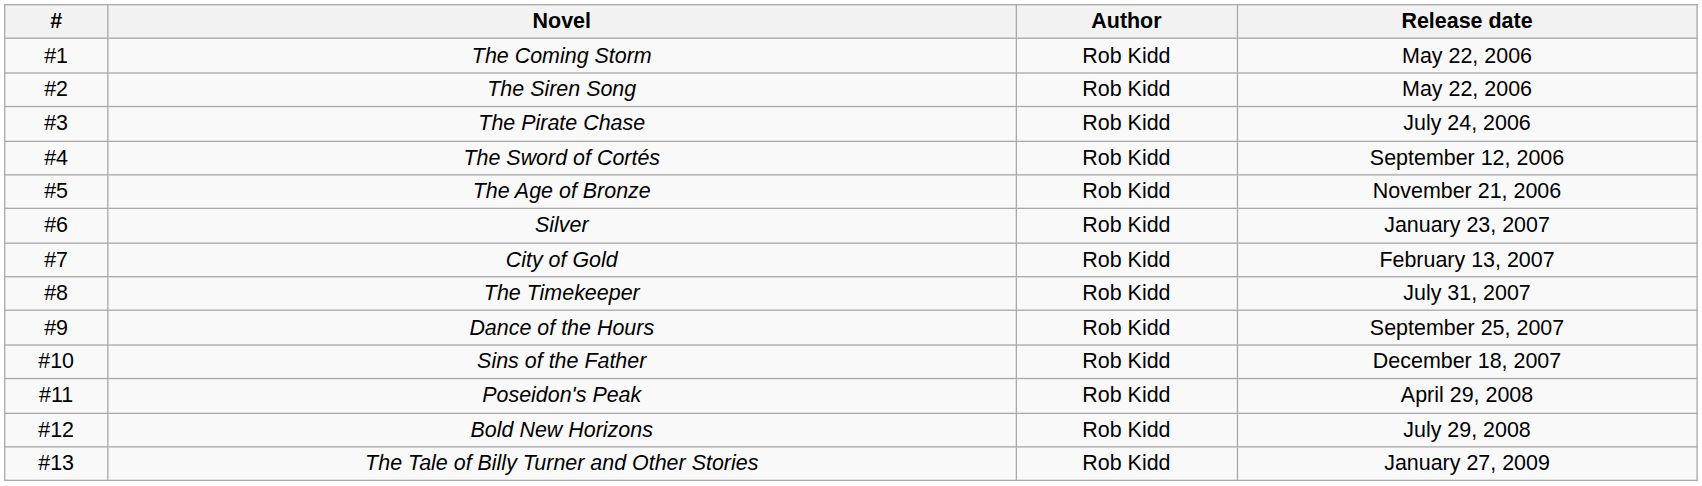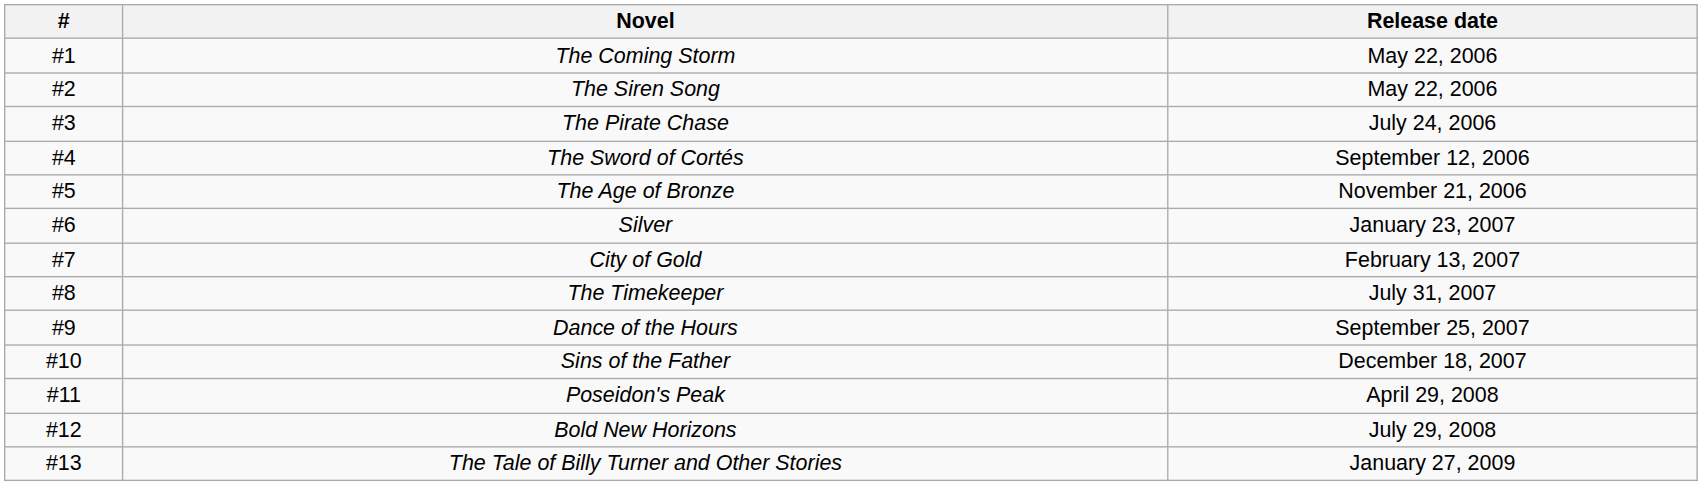- column: (1126, 21)
